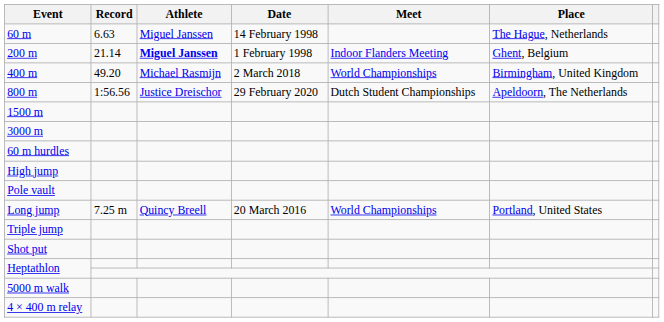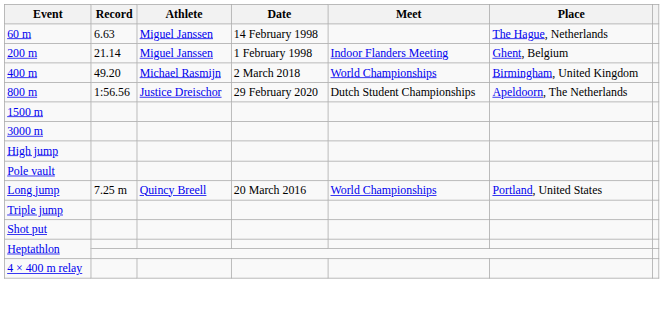(179, 53) bold -> (176, 53) normal
- row: (38, 151)
- row: (38, 288)
